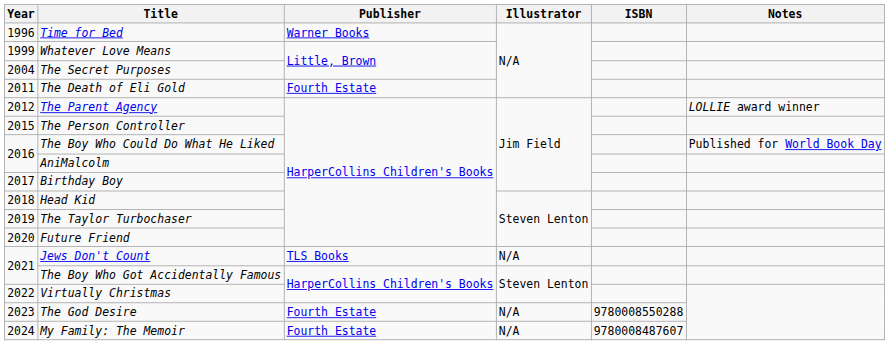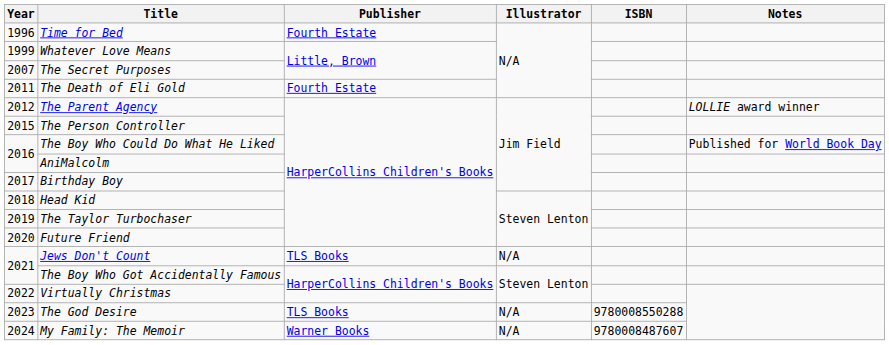(328, 32) Warner Books -> (331, 32) Fourth Estate
(21, 70) 2004 -> (21, 70) 2007
(331, 312) Fourth Estate -> (318, 312) TLS Books
(331, 331) Fourth Estate -> (328, 331) Warner Books
